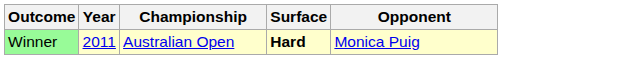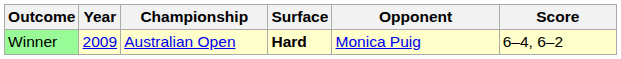+ column: (558, 16)
(99, 41) 2011 -> (100, 41) 2009
